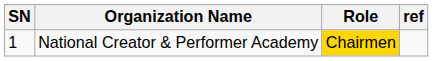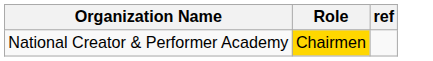- column: (19, 17)
